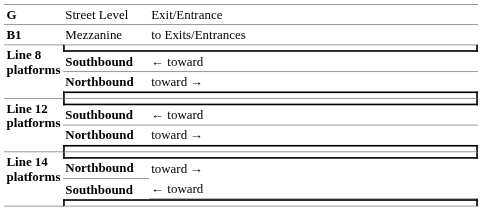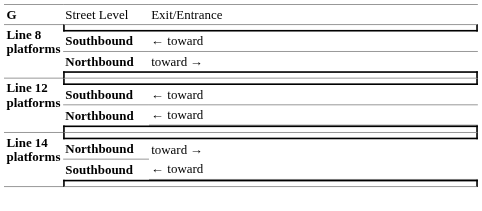- row: (14, 34)
(177, 135) toward → -> (177, 115) ← toward
